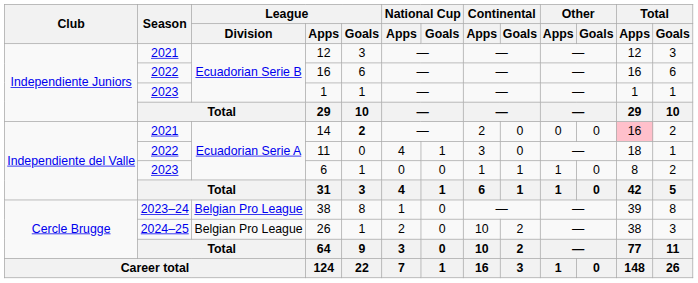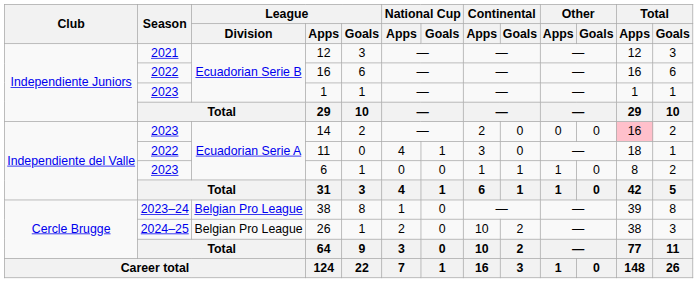(165, 131) 2021 -> (165, 131) 2023
(362, 131) bold -> (362, 131) normal
